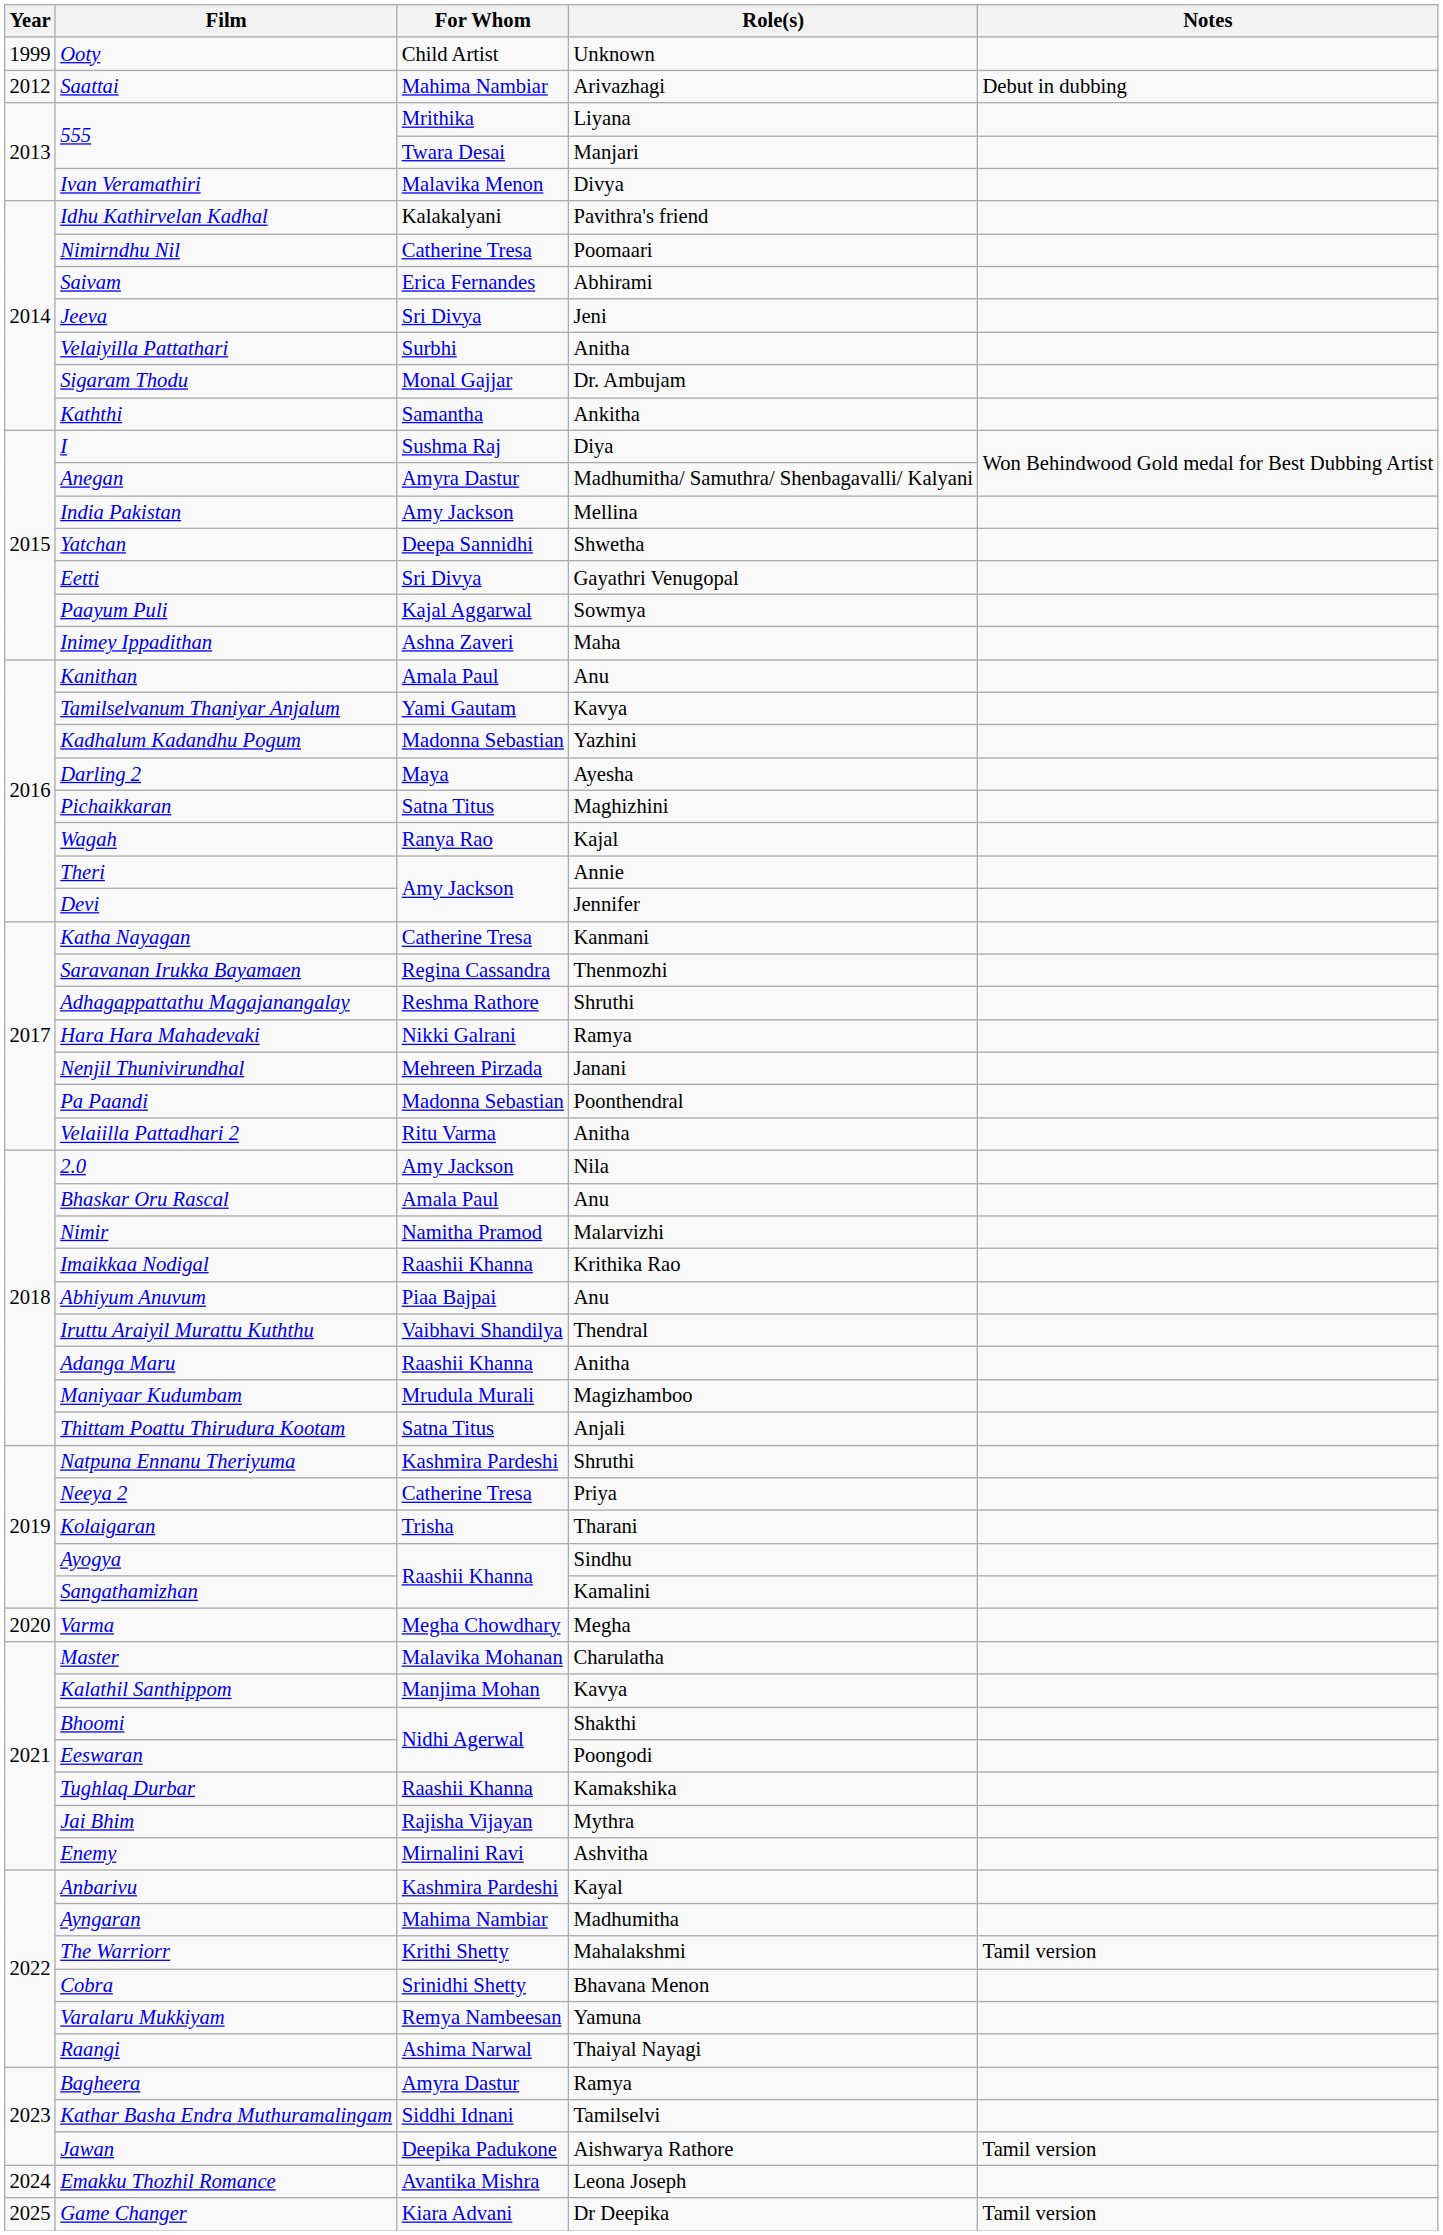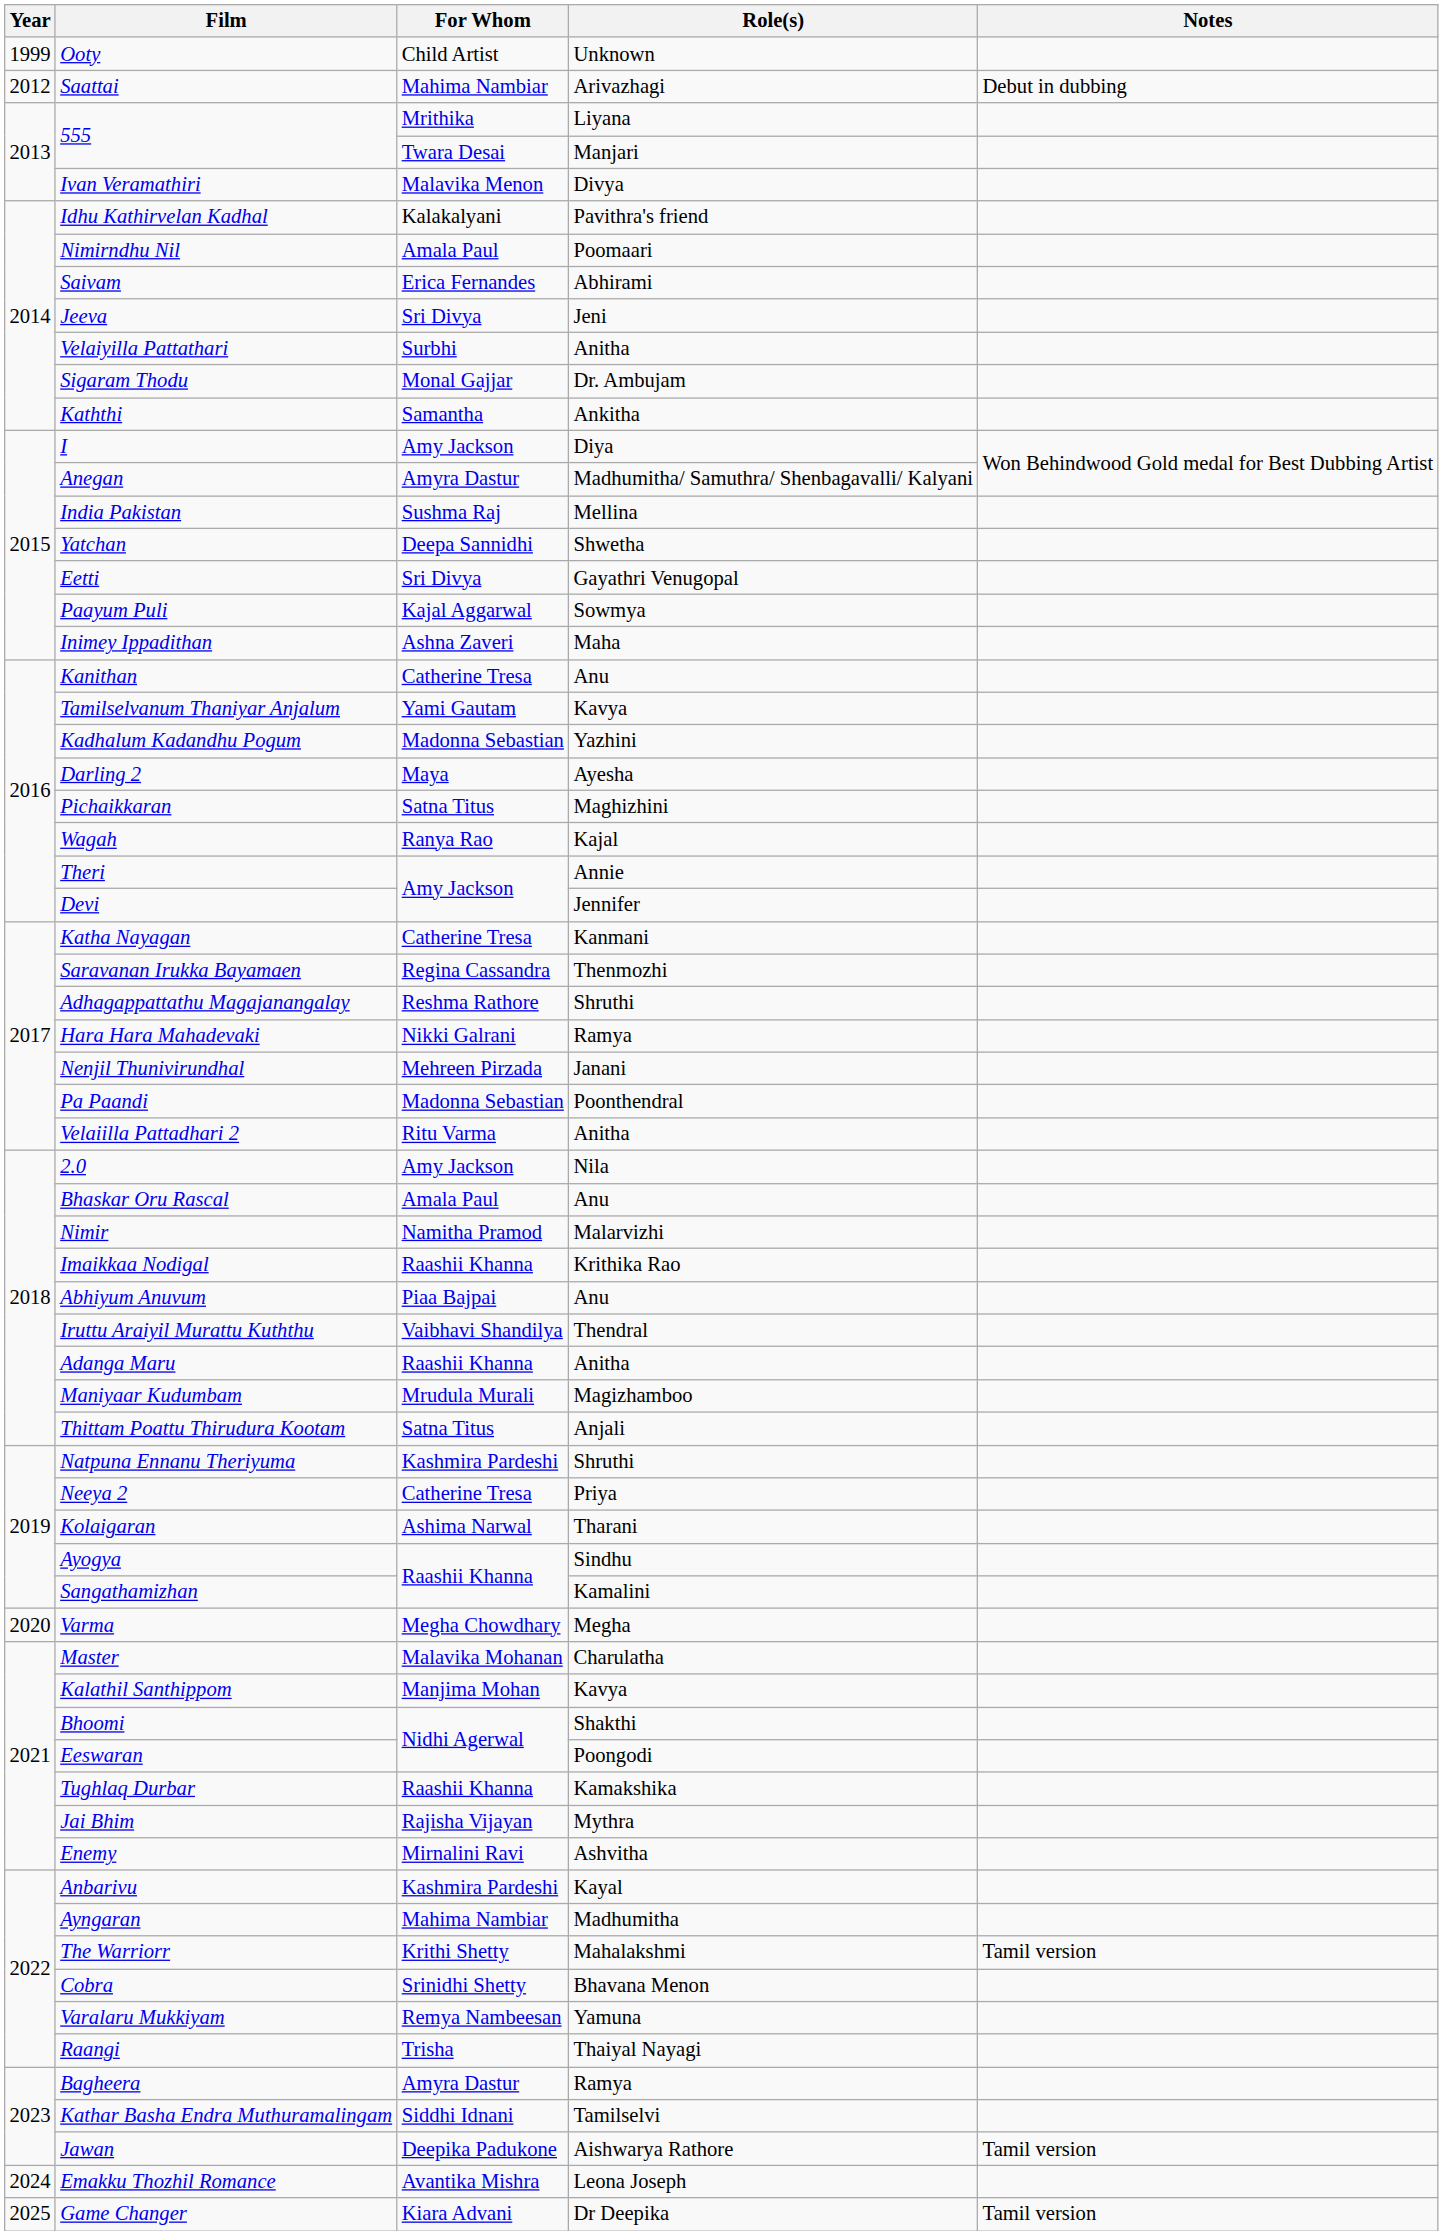(467, 250) Catherine Tresa -> (450, 250) Amala Paul
(451, 446) Sushma Raj -> (458, 446) Amy Jackson
(458, 511) Amy Jackson -> (451, 511) Sushma Raj
(450, 675) Amala Paul -> (467, 675) Catherine Tresa
(428, 1526) Trisha -> (467, 1526) Ashima Narwal
(467, 2050) Ashima Narwal -> (428, 2050) Trisha
